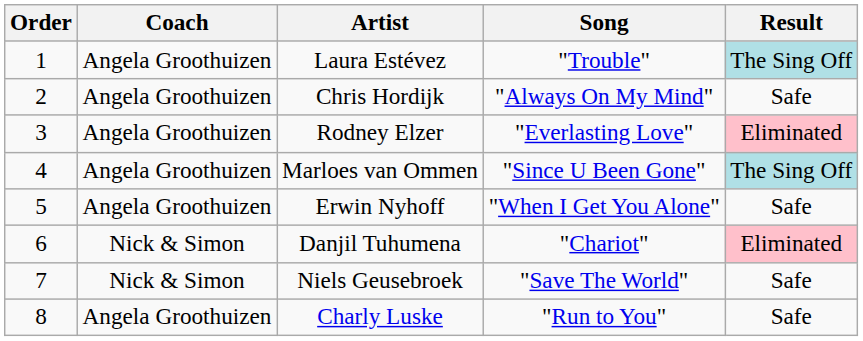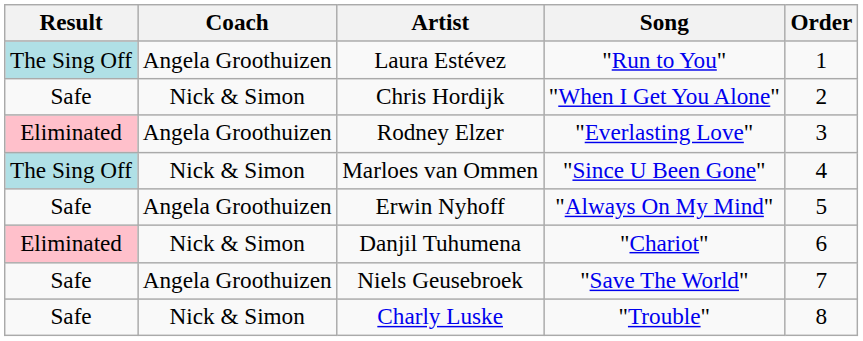columns swapped: (41, 22) <-> (791, 22)
(604, 59) "Trouble" -> (664, 59) "Run to You"
(177, 96) Angela Groothuizen -> (237, 96) Nick & Simon
(604, 96) "Always On My Mind" -> (664, 96) "When I Get You Alone"
(177, 170) Angela Groothuizen -> (237, 170) Nick & Simon
(604, 206) "When I Get You Alone" -> (664, 206) "Always On My Mind"
(177, 280) Nick & Simon -> (237, 280) Angela Groothuizen
(177, 317) Angela Groothuizen -> (237, 317) Nick & Simon
(604, 317) "Run to You" -> (664, 317) "Trouble"
